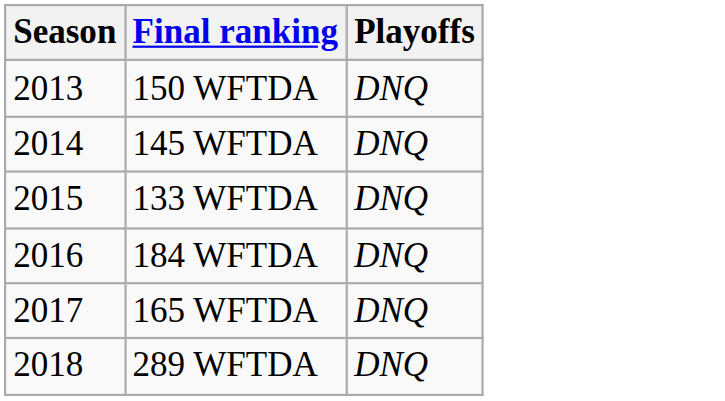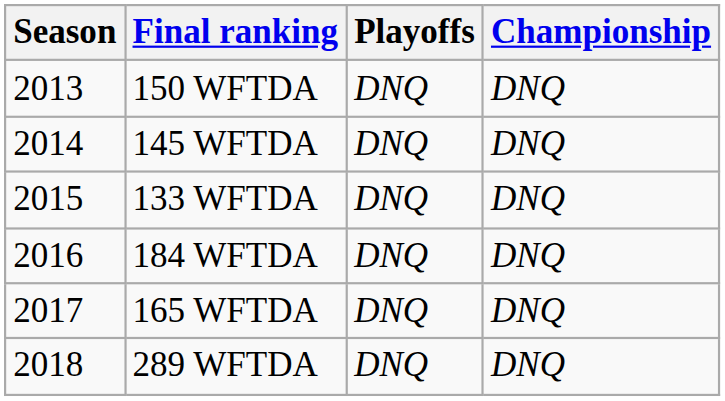+ column: (601, 32)
